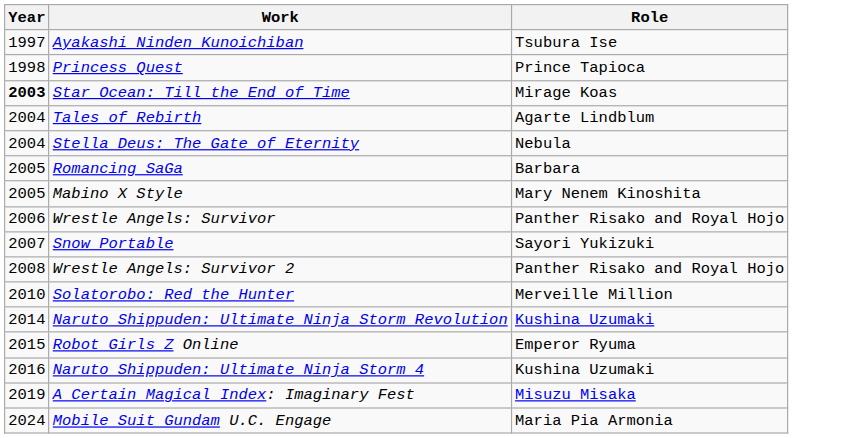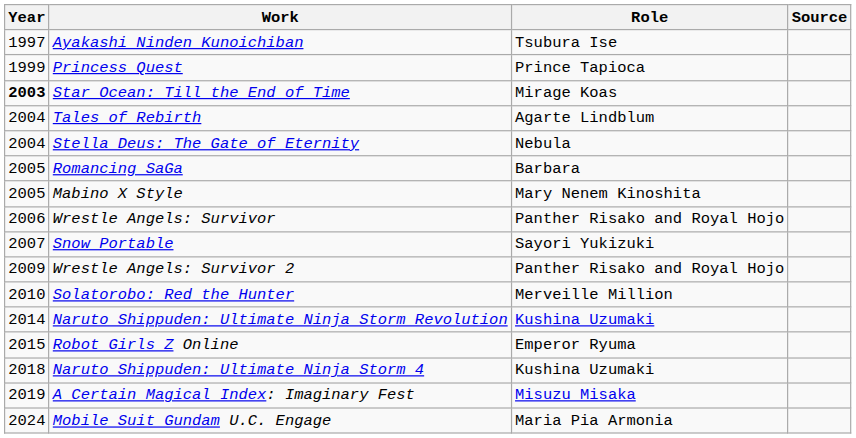+ column: (820, 17)
(27, 68) 1998 -> (27, 68) 1999
(27, 269) 2008 -> (27, 269) 2009
(27, 370) 2016 -> (27, 370) 2018
